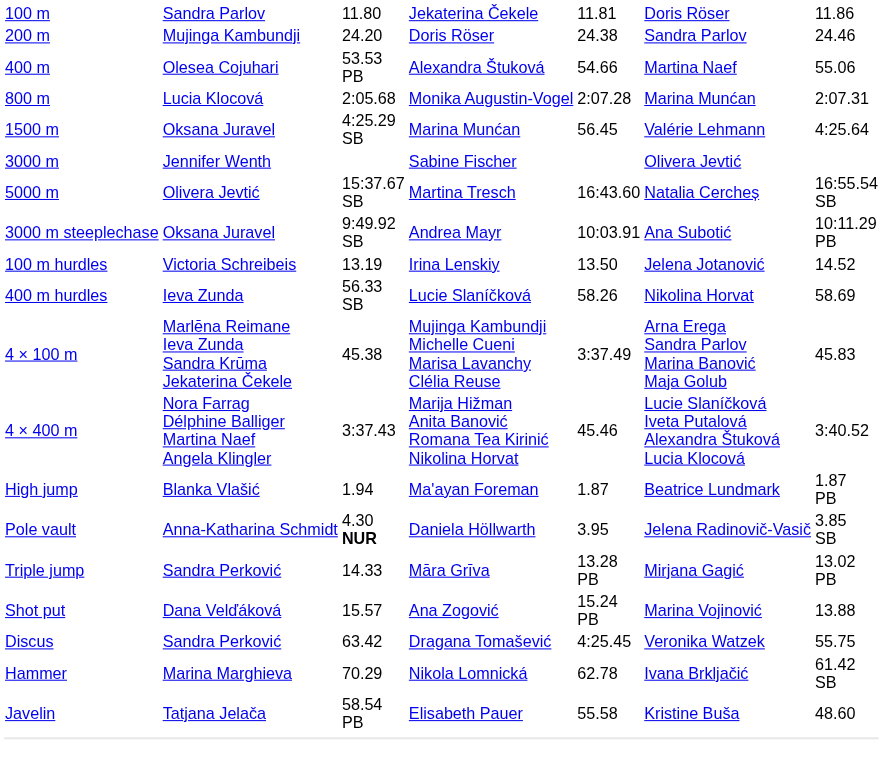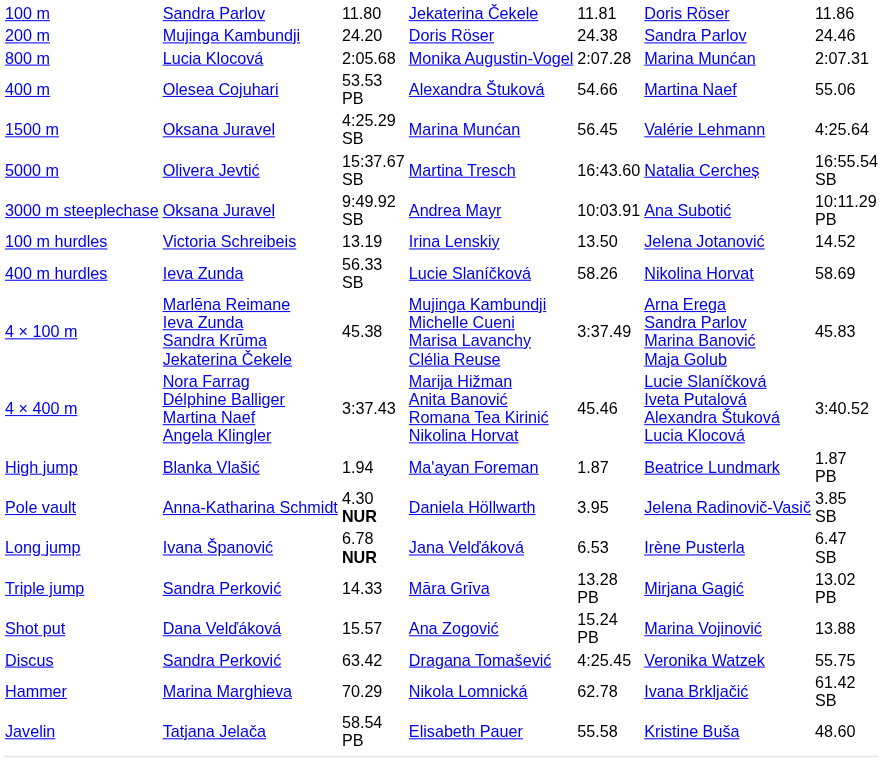rows swapped: (27, 67) <-> (27, 98)
- row: (32, 161)
+ row: (43, 548)
